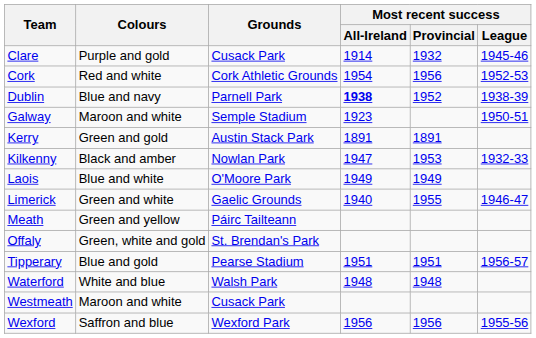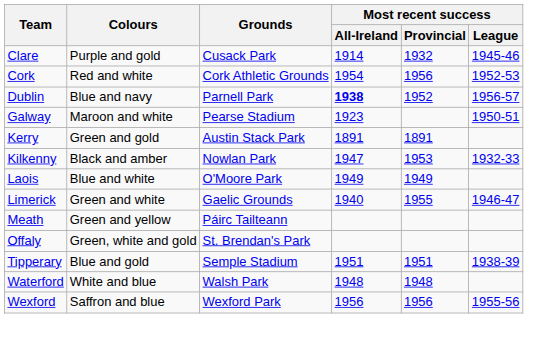(505, 96) 1938-39 -> (496, 96) 1956-57
(259, 117) Semple Stadium -> (249, 117) Pearse Stadium
(258, 261) Pearse Stadium -> (250, 261) Semple Stadium
(505, 261) 1956-57 -> (496, 261) 1938-39
- row: (40, 302)
